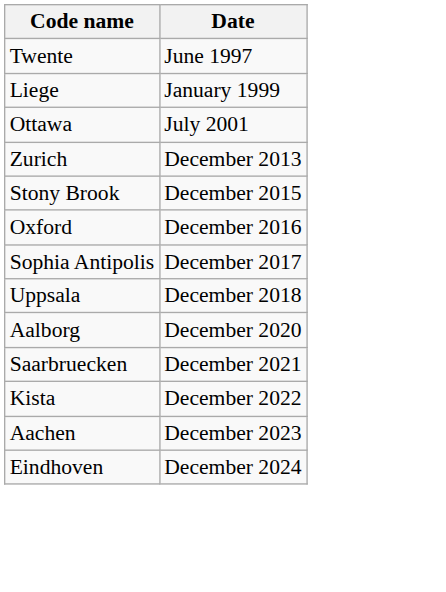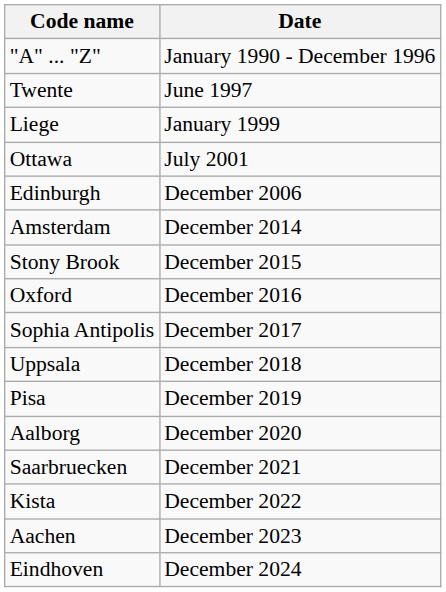+ row: (55, 55)
+ row: (55, 192)
- row: (38, 158)
+ row: (60, 227)
+ row: (28, 398)
